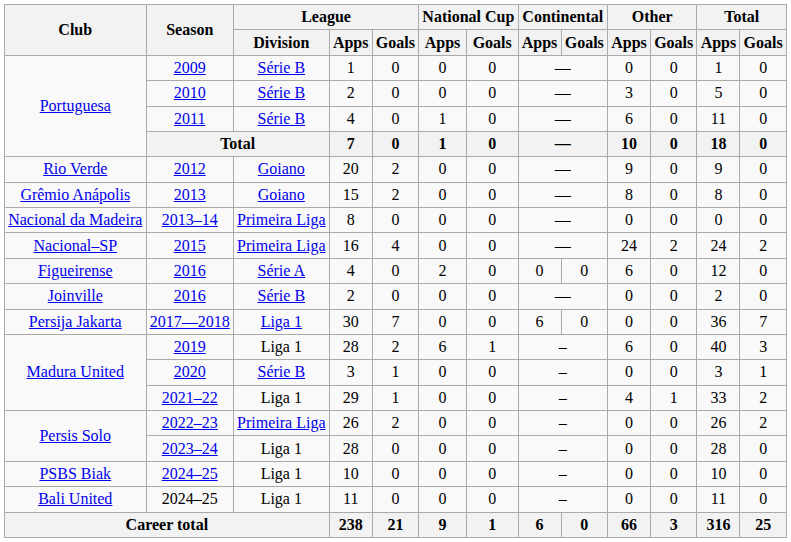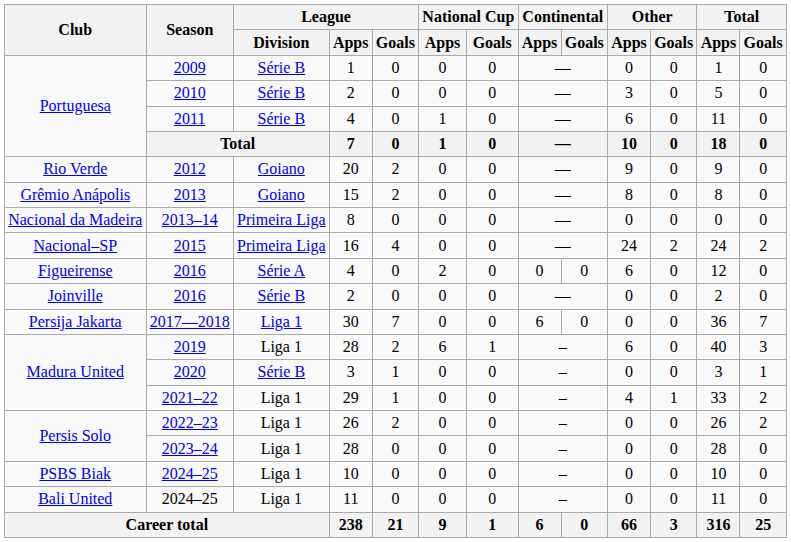(281, 423) Primeira Liga -> (281, 423) Liga 1
